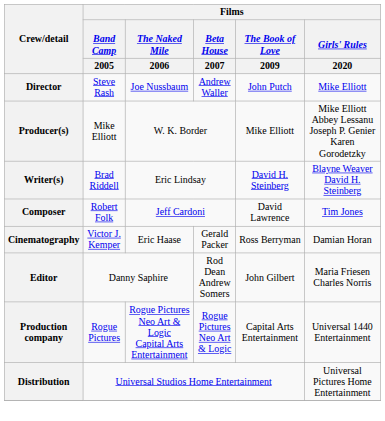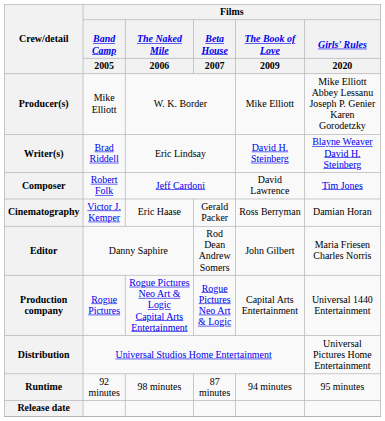- row: (44, 87)
+ row: (44, 387)
+ row: (44, 408)
